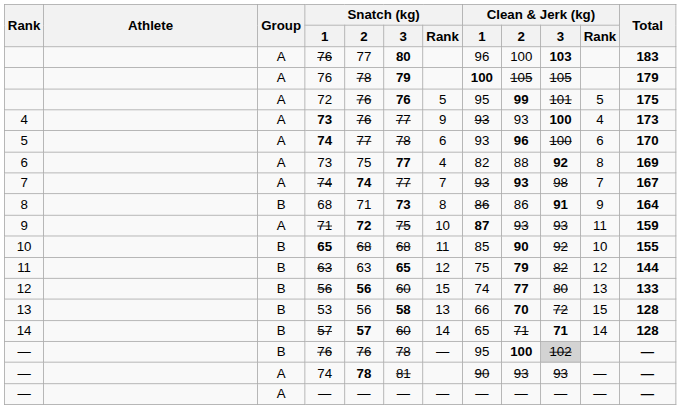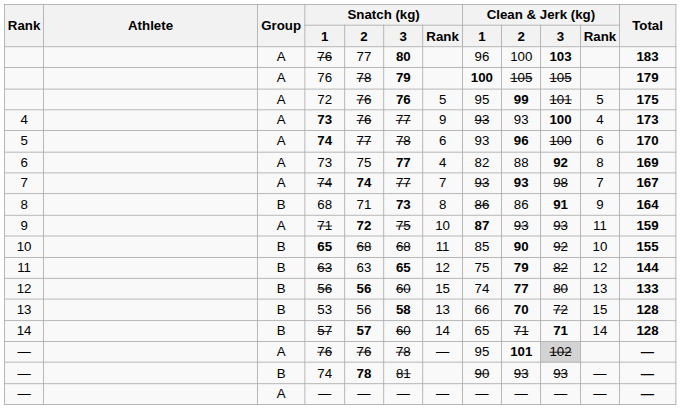(281, 352) B -> (281, 352) A
(521, 352) 100 -> (521, 352) 101
(281, 373) A -> (281, 373) B
